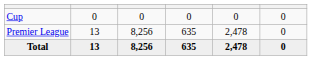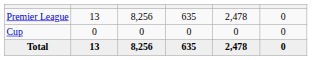rows swapped: (38, 32) <-> (15, 16)
